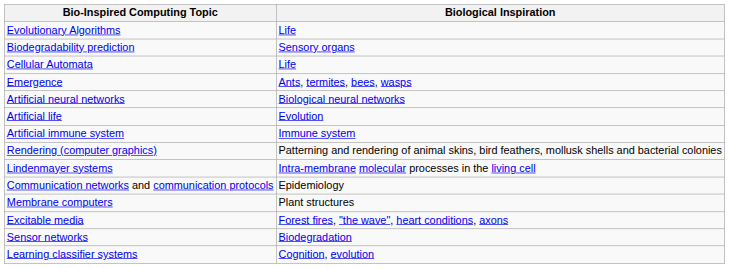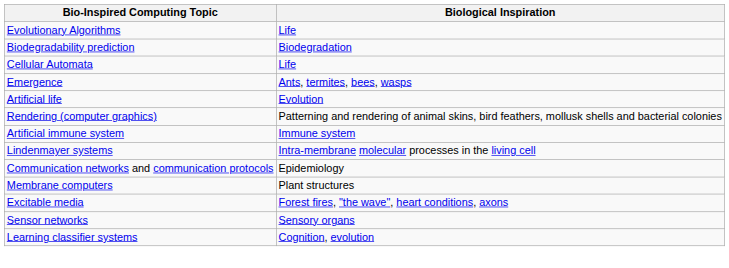(317, 47) Sensory organs -> (315, 47) Biodegradation
- row: (66, 99)
rows swapped: (65, 133) <-> (82, 151)
(315, 237) Biodegradation -> (317, 220) Sensory organs
